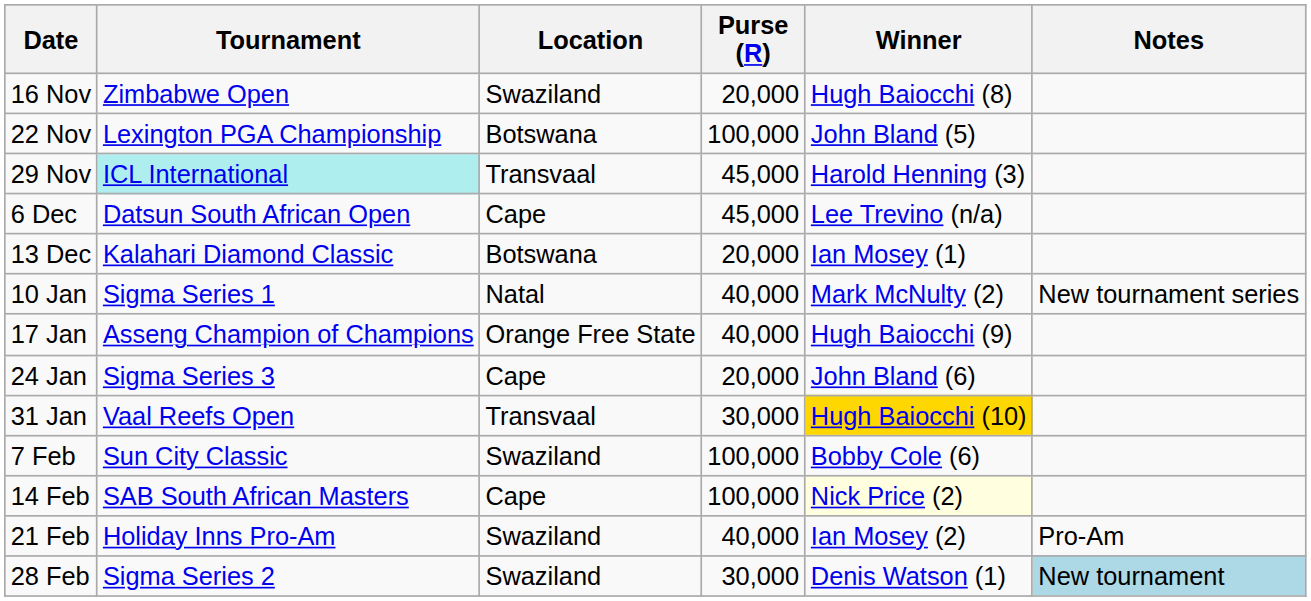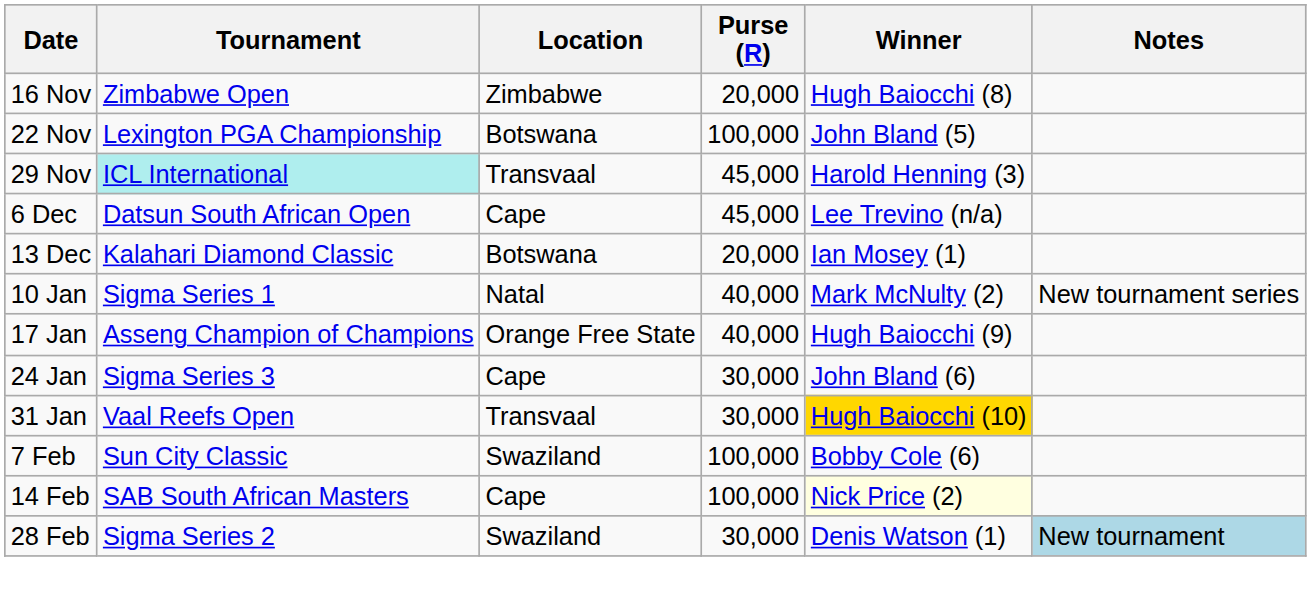(543, 94) Swaziland -> (544, 94) Zimbabwe
(760, 375) 20,000 -> (760, 375) 30,000
- row: (50, 536)
